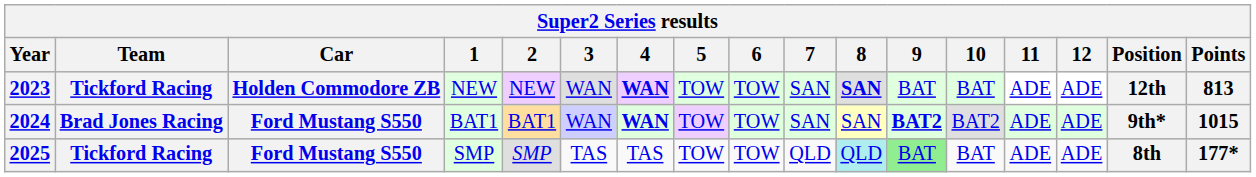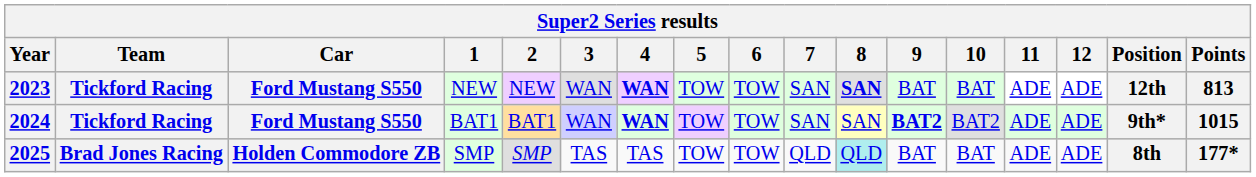(336, 87) Holden Commodore ZB -> (336, 87) Ford Mustang S550
(141, 121) Brad Jones Racing -> (141, 121) Tickford Racing
(141, 154) Tickford Racing -> (141, 154) Brad Jones Racing
(336, 154) Ford Mustang S550 -> (336, 154) Holden Commodore ZB
(917, 154) lightgreen background -> (917, 154) no background
